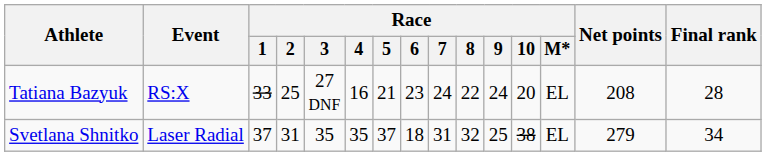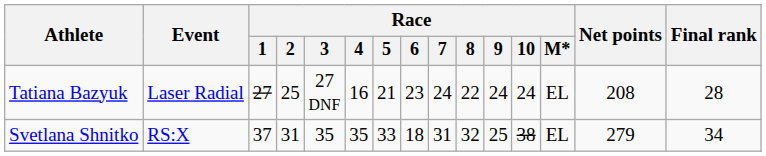(168, 92) RS:X -> (196, 92) Laser Radial
(262, 92) 33 -> (262, 92) 27
(526, 92) 20 -> (526, 92) 24
(196, 135) Laser Radial -> (168, 135) RS:X
(387, 135) 37 -> (387, 135) 33
